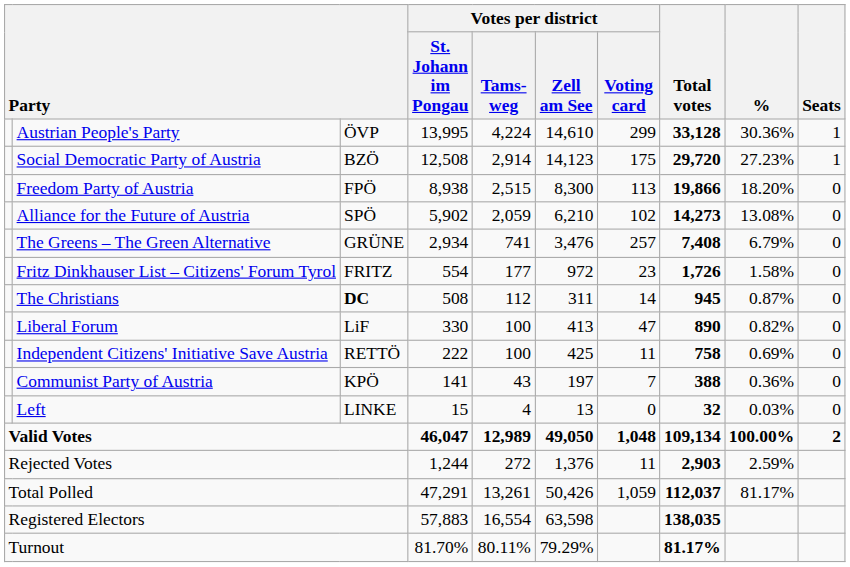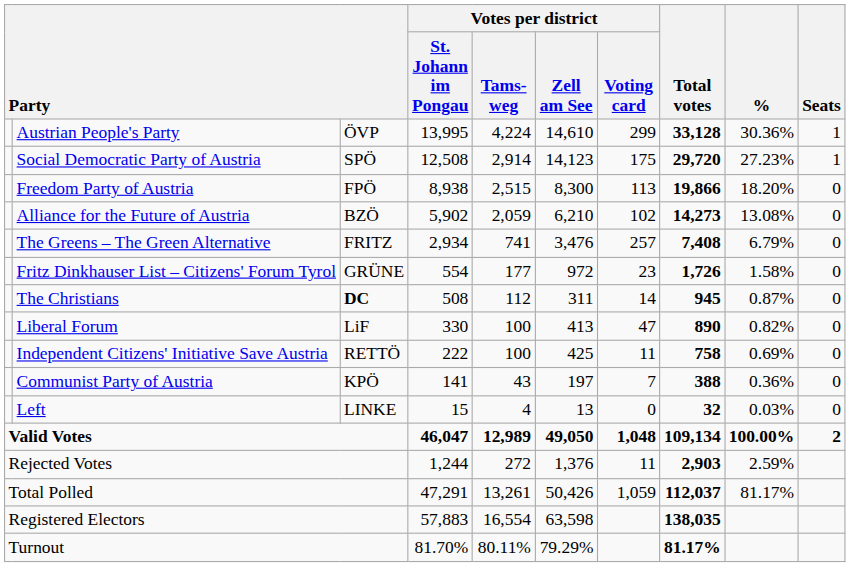(361, 160) BZÖ -> (360, 160) SPÖ
(360, 215) SPÖ -> (361, 215) BZÖ
(374, 243) GRÜNE -> (368, 243) FRITZ
(368, 270) FRITZ -> (374, 270) GRÜNE
